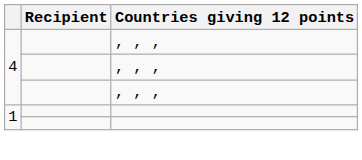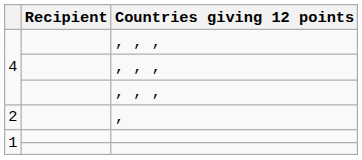+ row: (13, 117)
